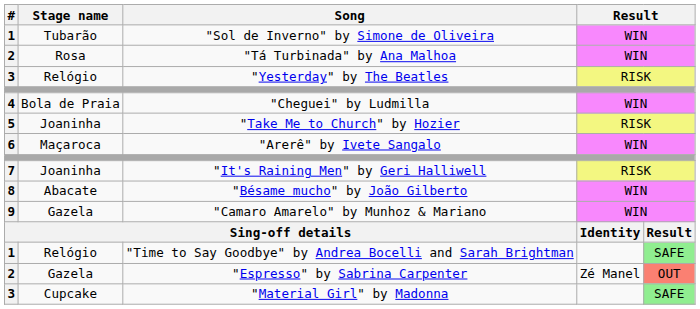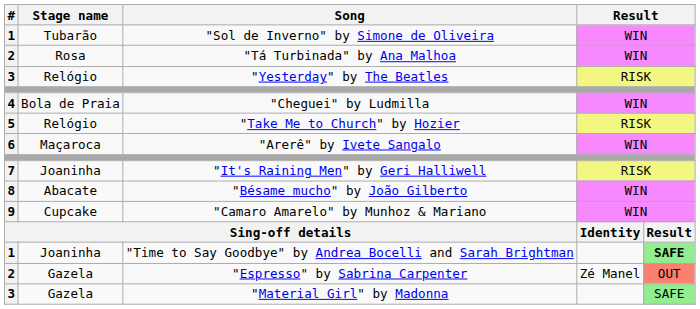(70, 124) Joaninha -> (70, 124) Relógio
(70, 212) Gazela -> (70, 212) Cupcake
(70, 253) Relógio -> (70, 253) Joaninha
(669, 253) normal -> (669, 253) bold
(70, 294) Cupcake -> (70, 294) Gazela
